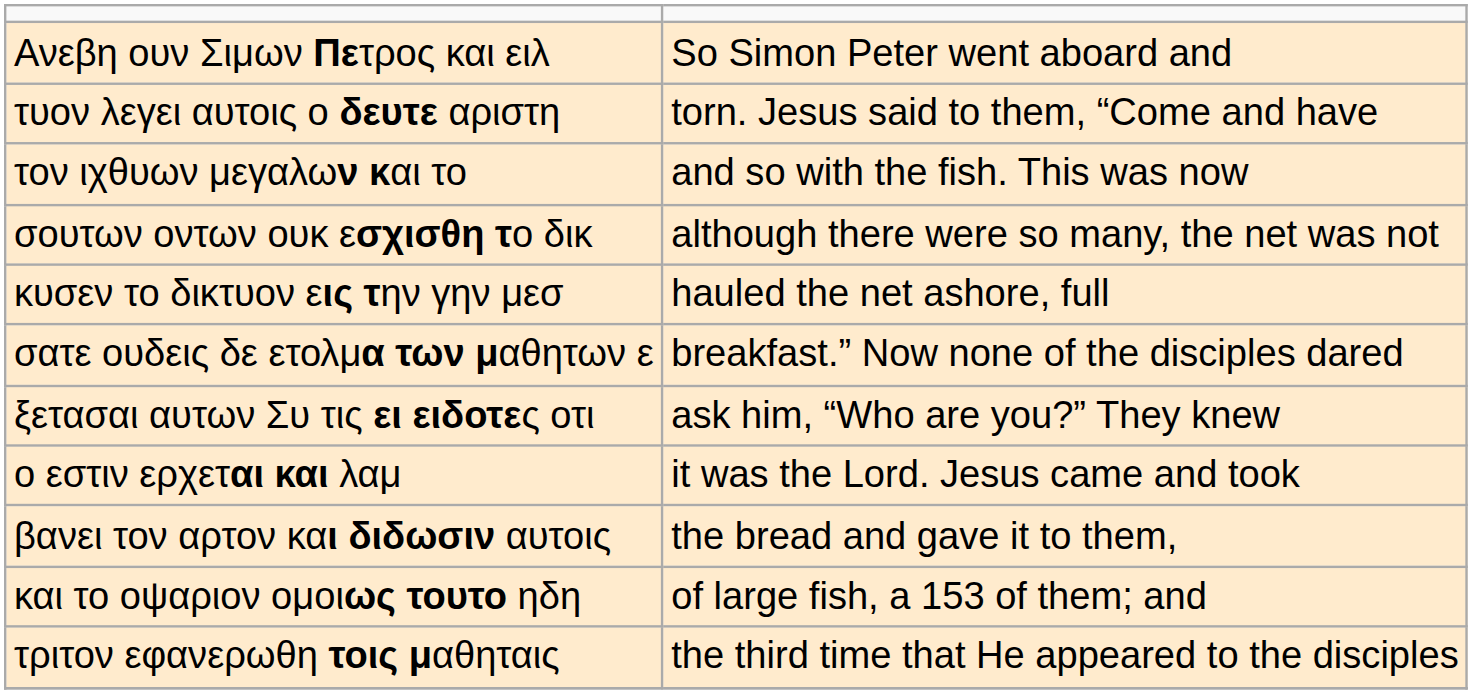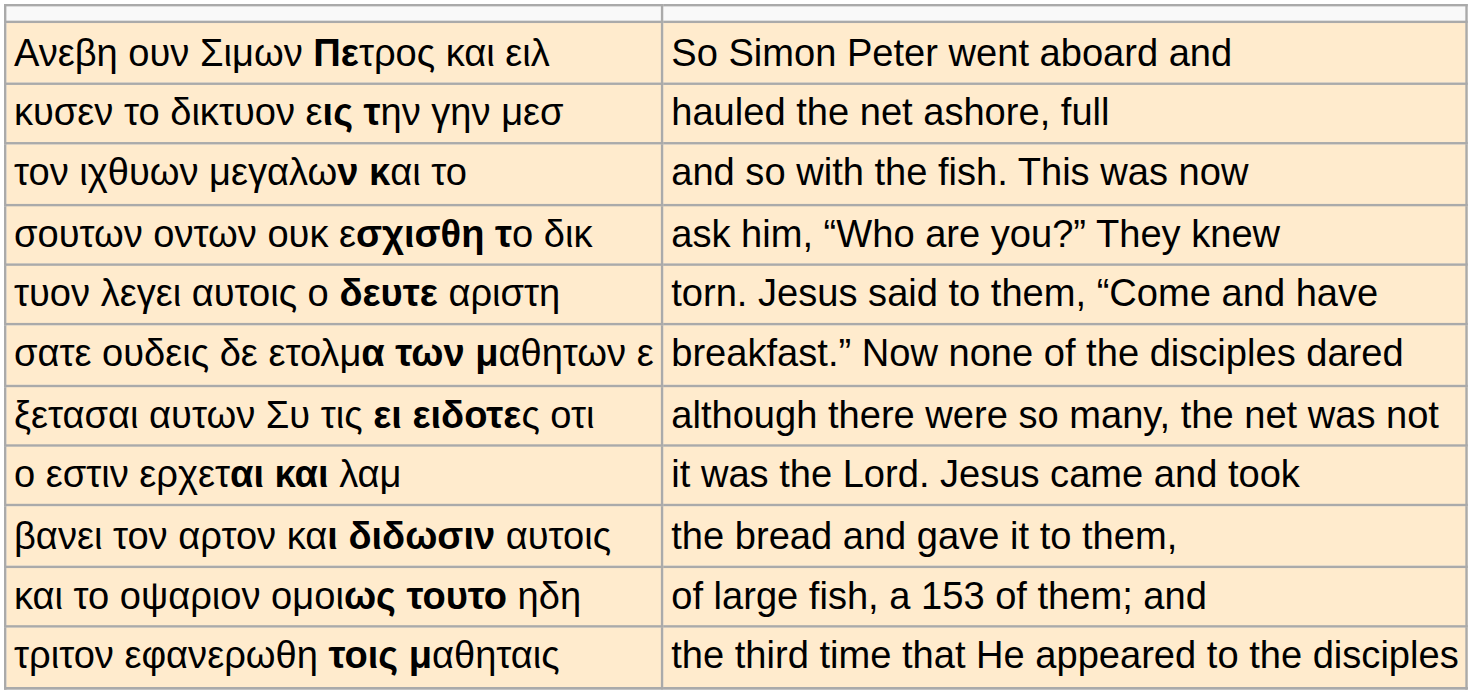rows swapped: (289, 293) <-> (287, 112)
(1055, 233) although there were so many, the net was not -> (976, 233) ask him, “Who are you?” They knew
(976, 414) ask him, “Who are you?” They knew -> (1055, 414) although there were so many, the net was not
